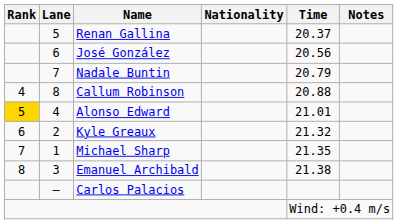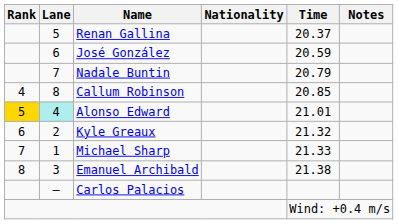(313, 53) 20.56 -> (313, 53) 20.59
(313, 92) 20.88 -> (313, 92) 20.85
(56, 112) no background -> (56, 112) paleturquoise background
(313, 151) 21.35 -> (313, 151) 21.33
